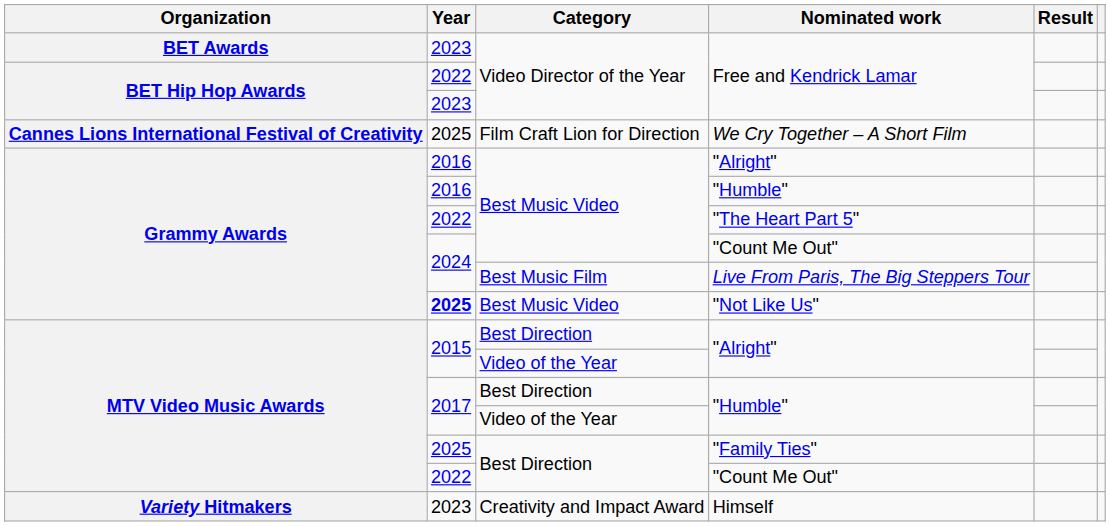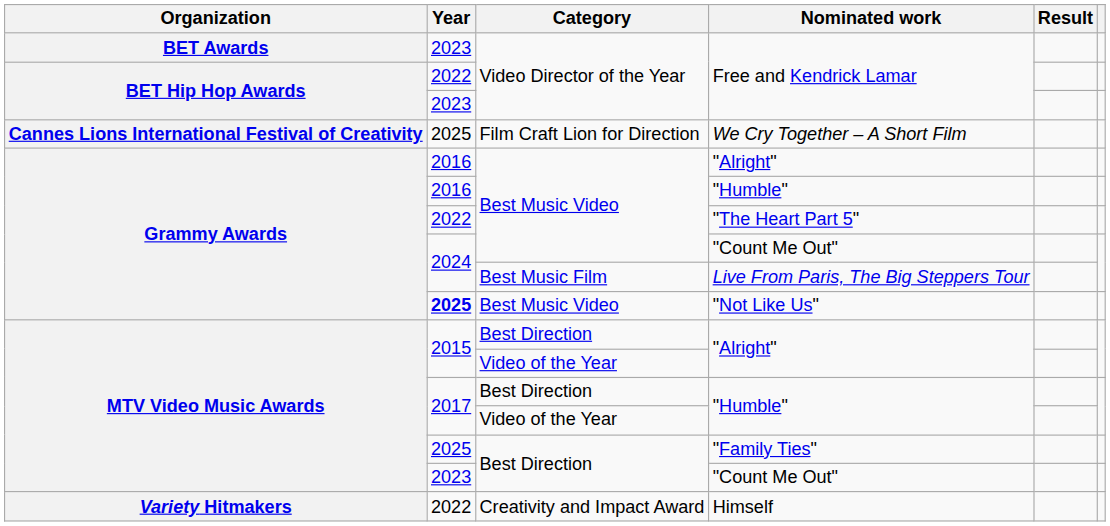(451, 477) 2022 -> (451, 477) 2023
(451, 506) 2023 -> (451, 506) 2022
